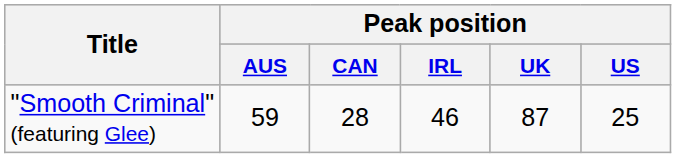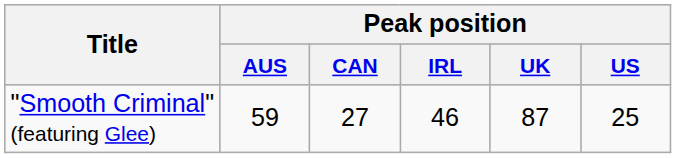(355, 118) 28 -> (355, 118) 27
